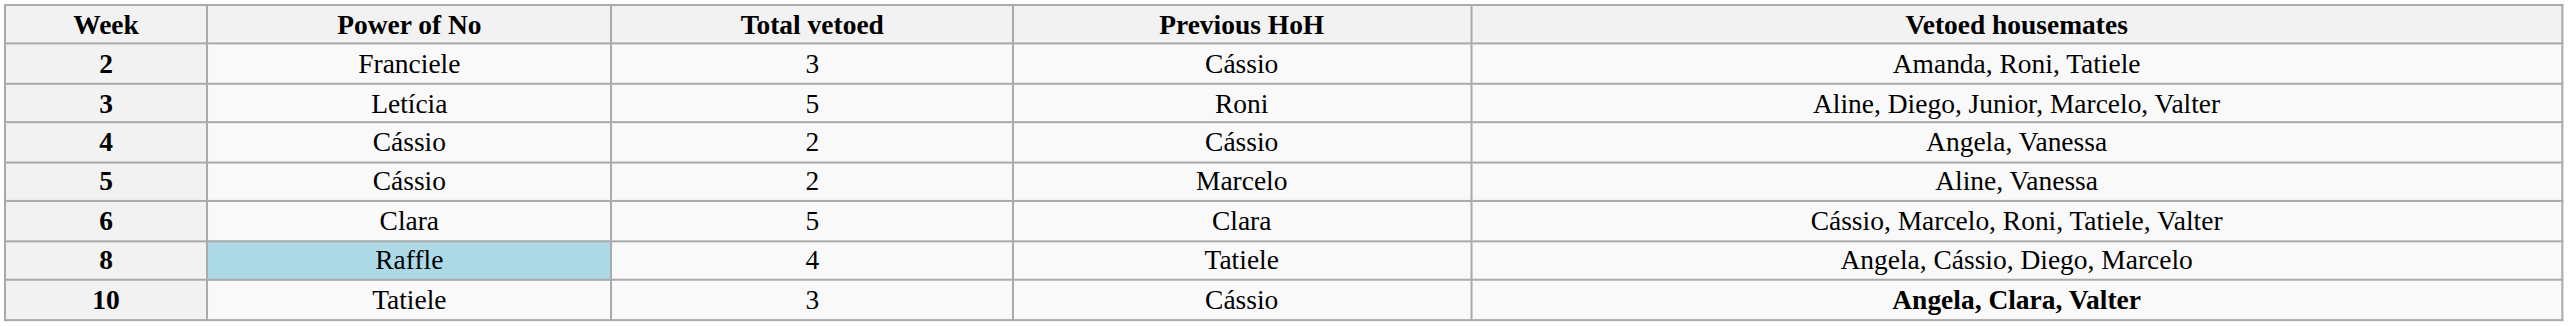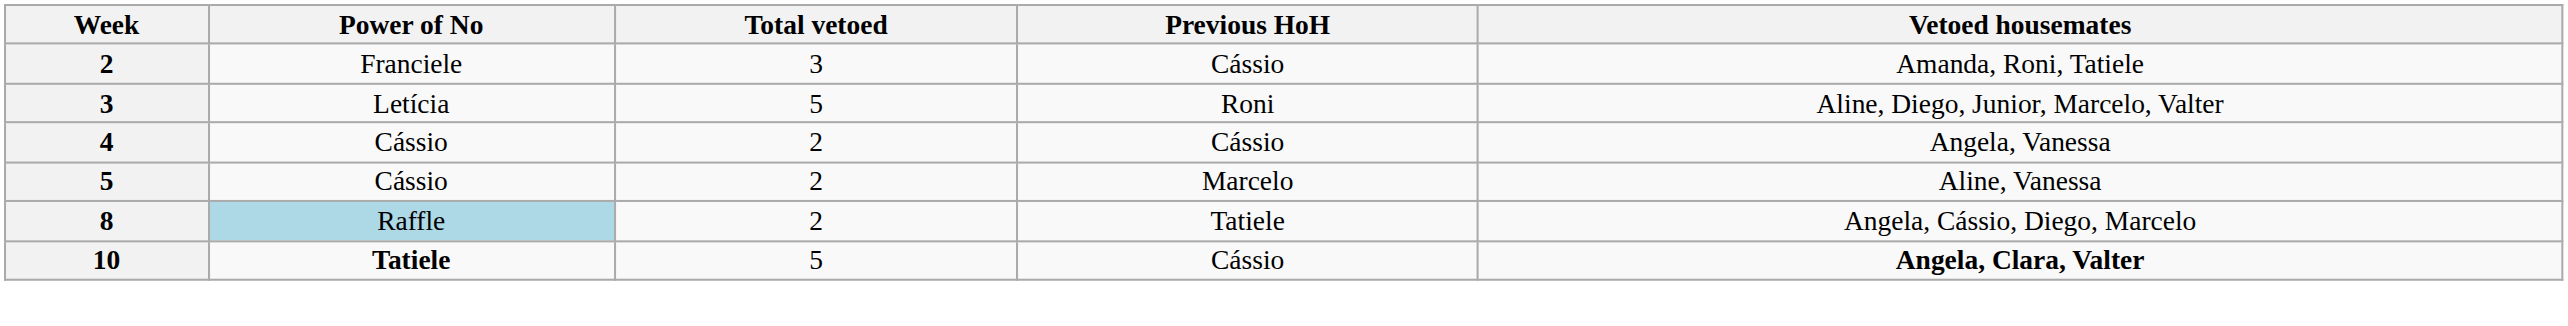- row: (106, 221)
(812, 260) 4 -> (816, 221) 2
(409, 299) normal -> (411, 260) bold
(812, 299) 3 -> (816, 260) 5
